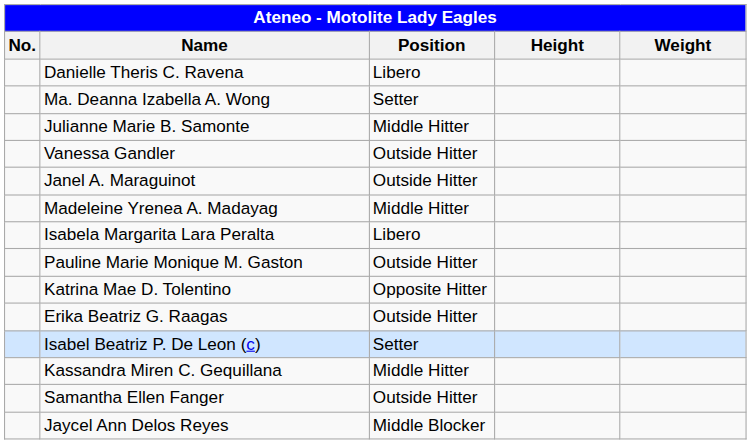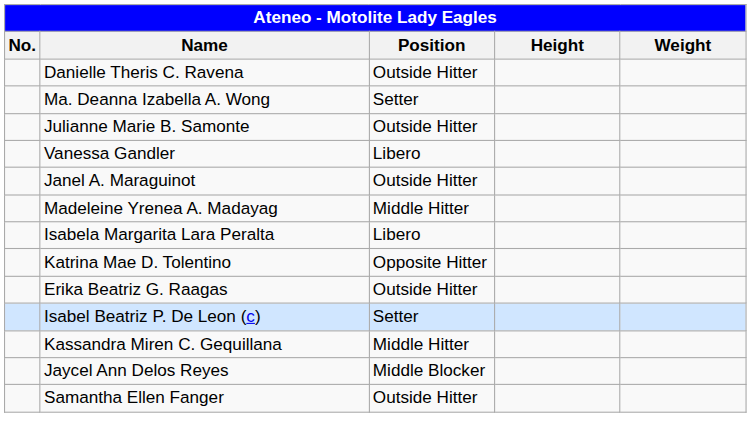(397, 72) Libero -> (425, 72) Outside Hitter
(421, 126) Middle Hitter -> (425, 126) Outside Hitter
(425, 153) Outside Hitter -> (397, 153) Libero
- row: (173, 262)
rows swapped: (134, 398) <-> (136, 425)
